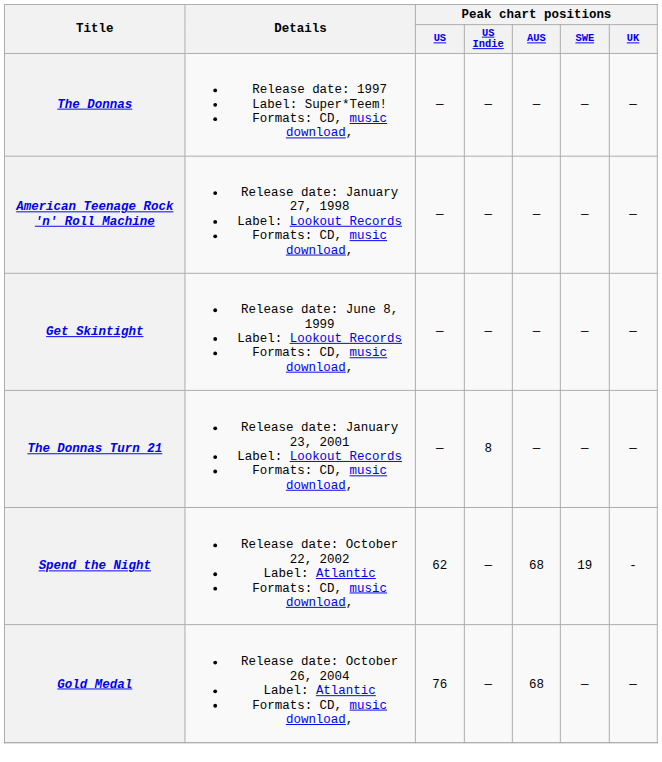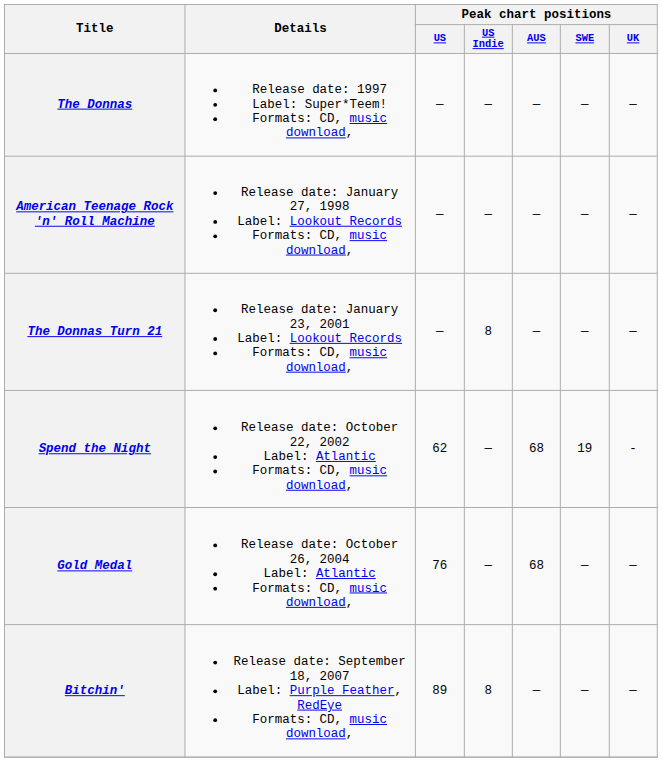- row: (95, 332)
+ row: (95, 691)
